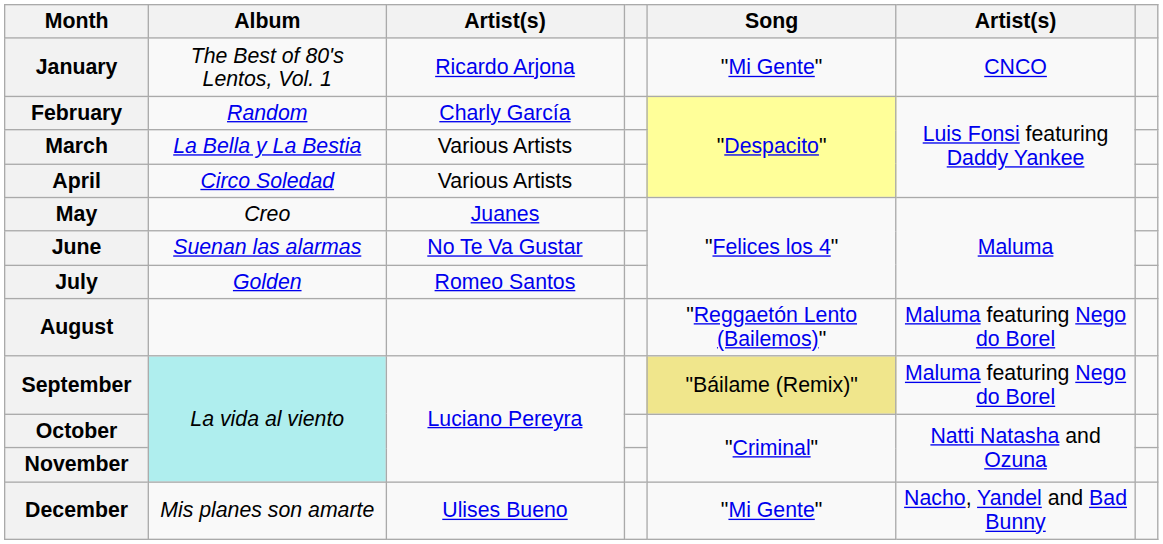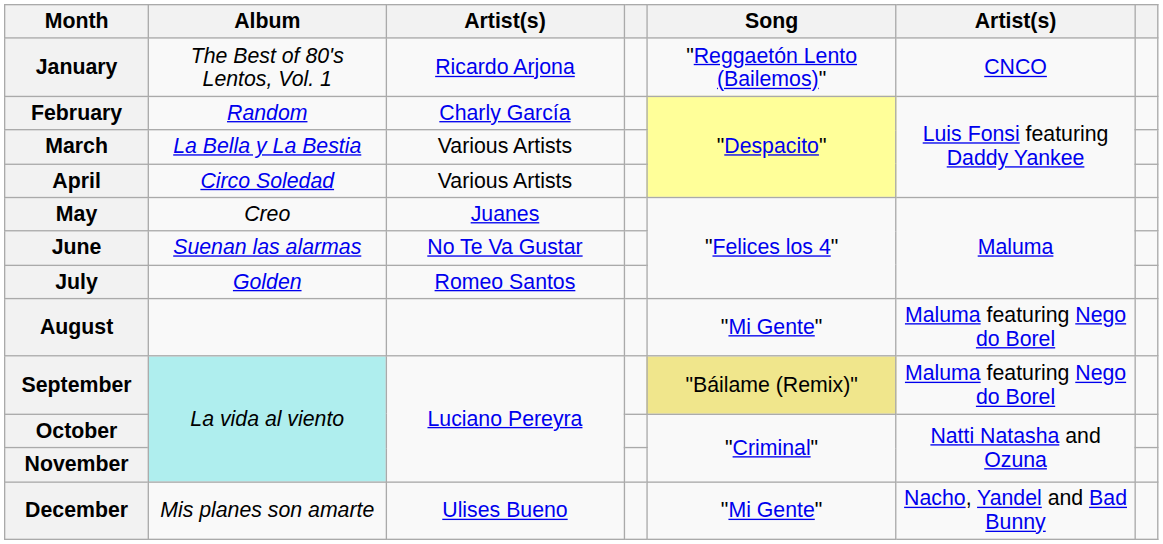(772, 67) "Mi Gente" -> (772, 67) "Reggaetón Lento (Bailemos)"
(772, 327) "Reggaetón Lento (Bailemos)" -> (772, 327) "Mi Gente"
